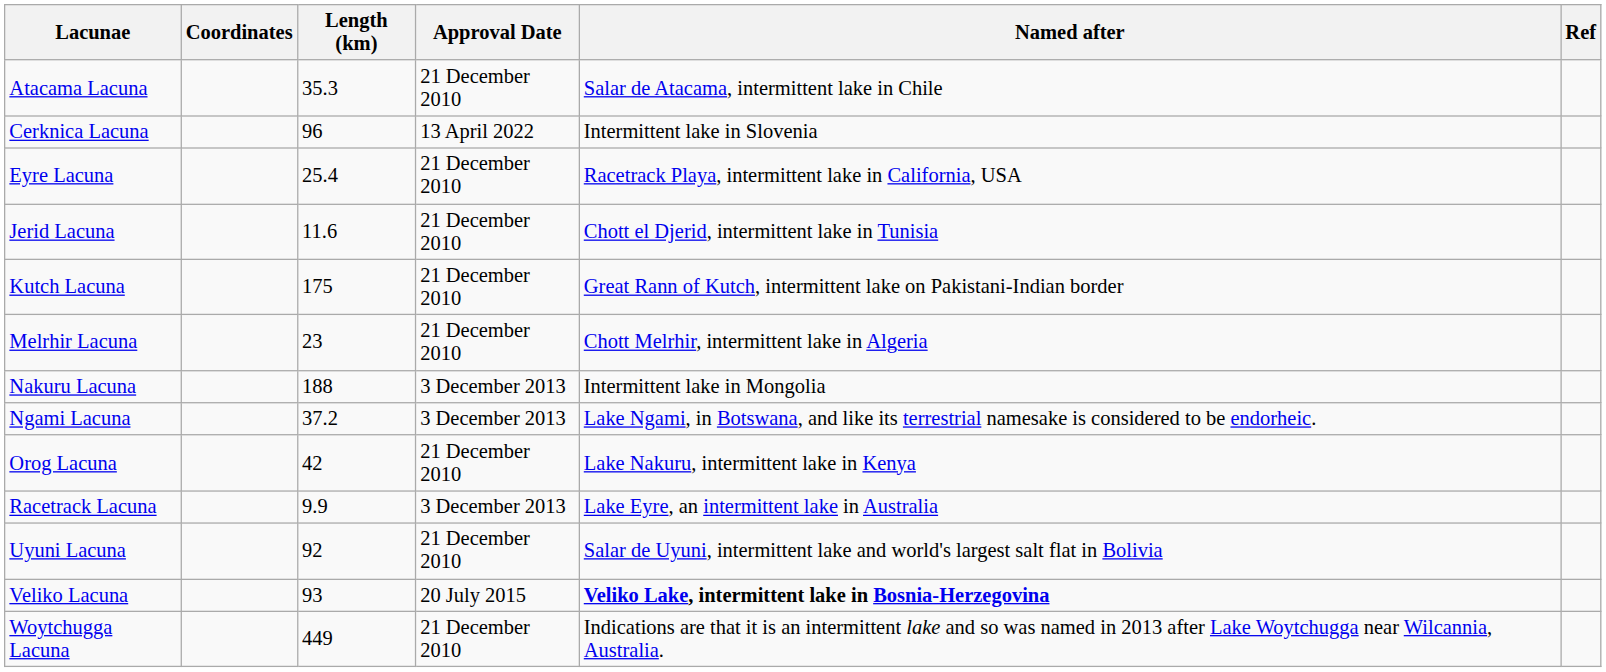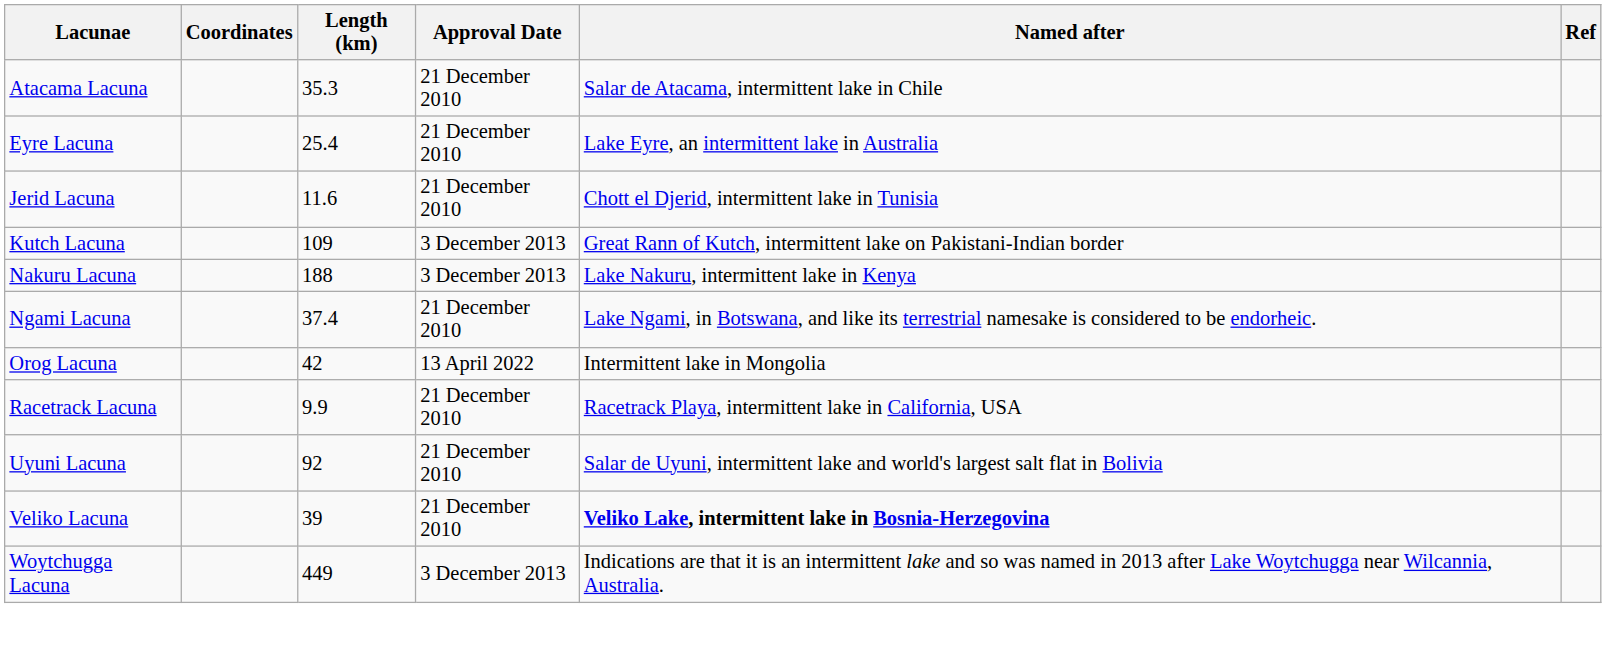- row: (79, 131)
(803, 175) Racetrack Playa, intermittent lake in California, USA -> (761, 143) Lake Eyre, an intermittent lake in Australia
(317, 286) 175 -> (317, 242) 109
(475, 286) 21 December 2010 -> (493, 242) 3 December 2013
- row: (73, 342)
(705, 386) Intermittent lake in Mongolia -> (750, 275) Lake Nakuru, intermittent lake in Kenya
(320, 418) 37.2 -> (320, 319) 37.4
(493, 418) 3 December 2013 -> (475, 319) 21 December 2010
(475, 462) 21 December 2010 -> (477, 363) 13 April 2022
(750, 462) Lake Nakuru, intermittent lake in Kenya -> (705, 363) Intermittent lake in Mongolia
(493, 506) 3 December 2013 -> (475, 407) 21 December 2010
(761, 506) Lake Eyre, an intermittent lake in Australia -> (803, 407) Racetrack Playa, intermittent lake in California, USA
(312, 594) 93 -> (312, 518) 39
(473, 594) 20 July 2015 -> (475, 518) 21 December 2010
(475, 638) 21 December 2010 -> (493, 573) 3 December 2013
